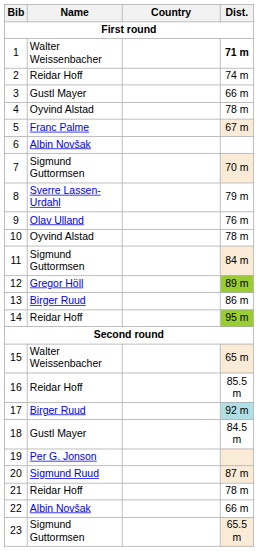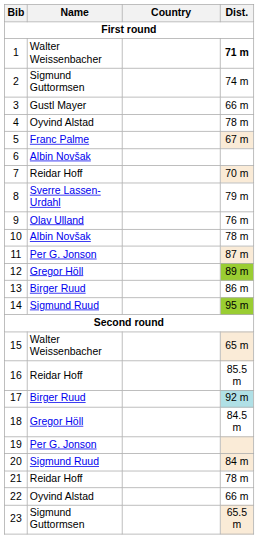(56, 76) Reidar Hoff -> (57, 82) Sigmund Guttormsen
(57, 167) Sigmund Guttormsen -> (56, 173) Reidar Hoff
(62, 237) Oyvind Alstad -> (60, 237) Albin Novšak
(57, 260) Sigmund Guttormsen -> (63, 254) Per G. Jonson
(237, 260) 84 m -> (237, 254) 87 m
(56, 317) Reidar Hoff -> (64, 305) Sigmund Ruud
(58, 433) Gustl Mayer -> (57, 421) Gregor Höll
(237, 474) 87 m -> (237, 461) 84 m
(60, 508) Albin Novšak -> (62, 496) Oyvind Alstad
